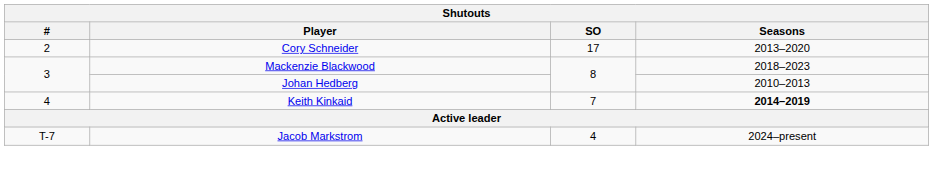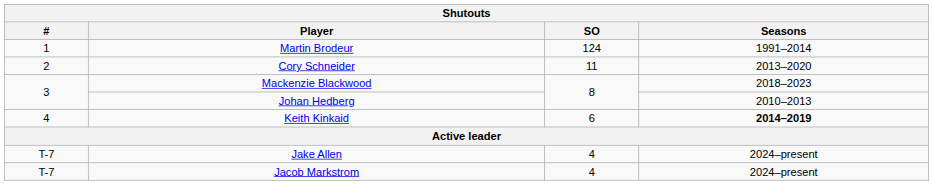+ row: (317, 48)
(593, 48) 17 -> (592, 66) 11
(593, 101) 7 -> (592, 119) 6
+ row: (317, 154)
